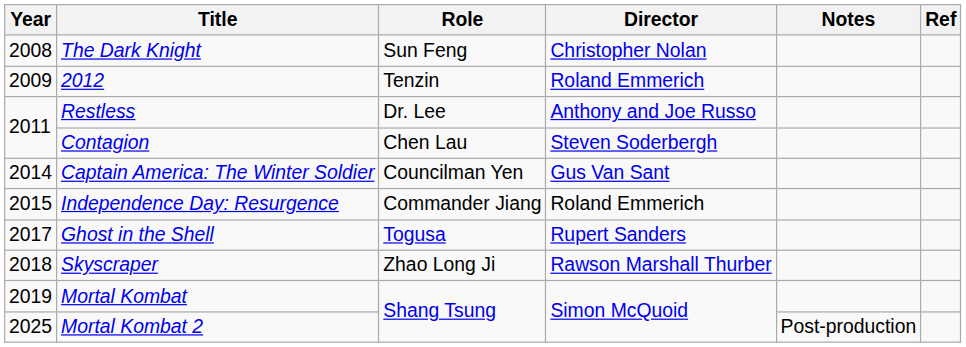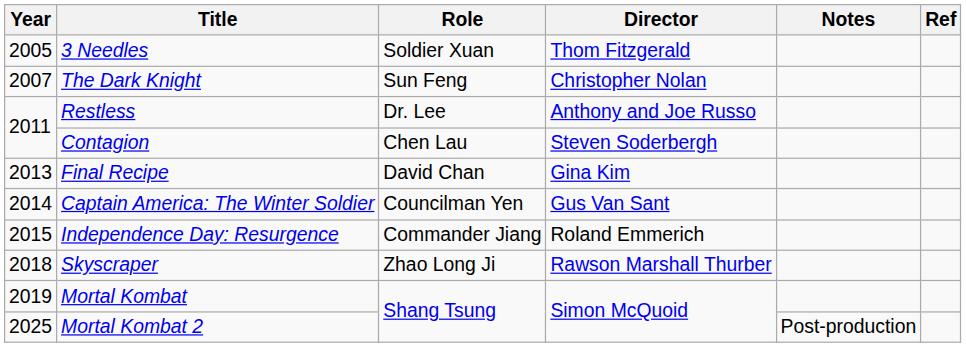+ row: (105, 50)
(31, 50) 2008 -> (31, 81) 2007
- row: (83, 81)
+ row: (115, 173)
- row: (137, 234)
